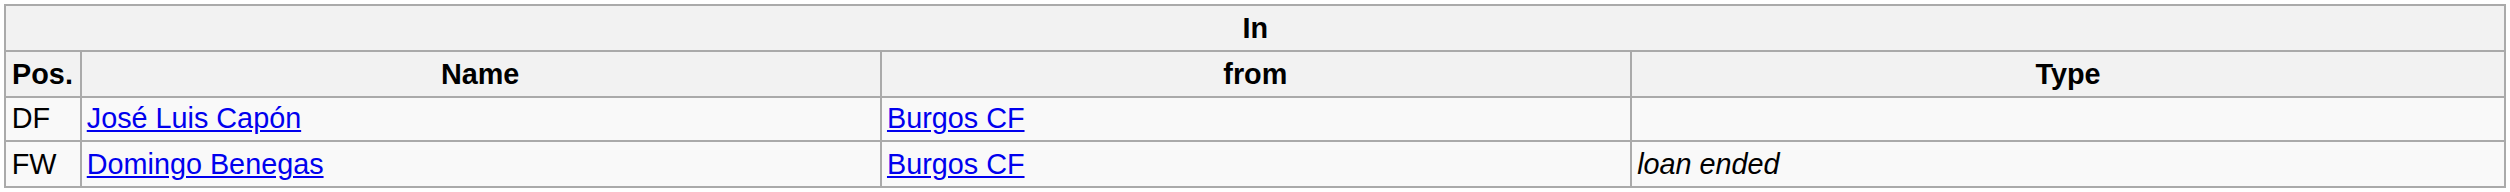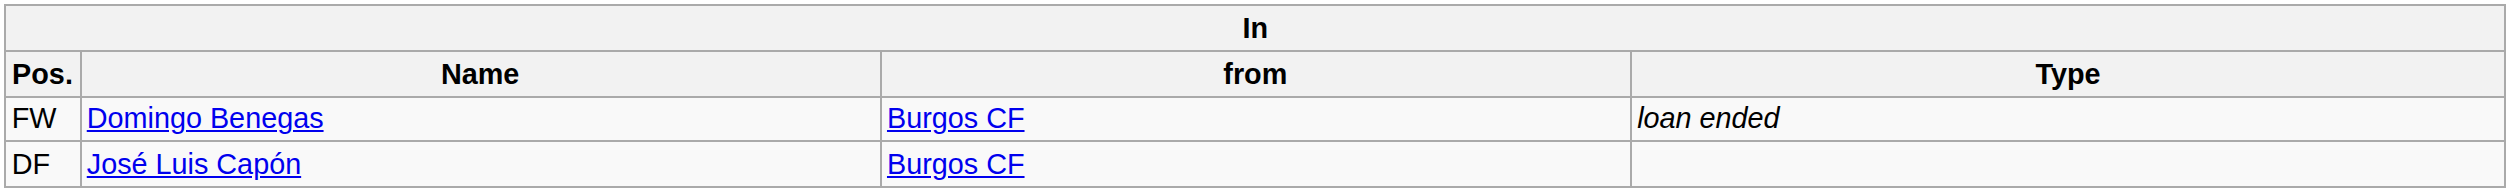rows swapped: (31, 119) <-> (34, 165)
